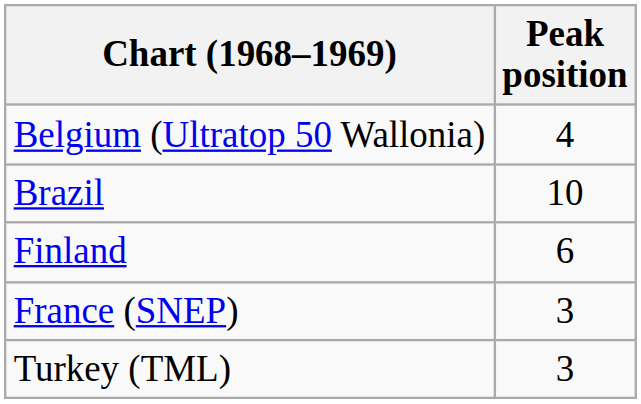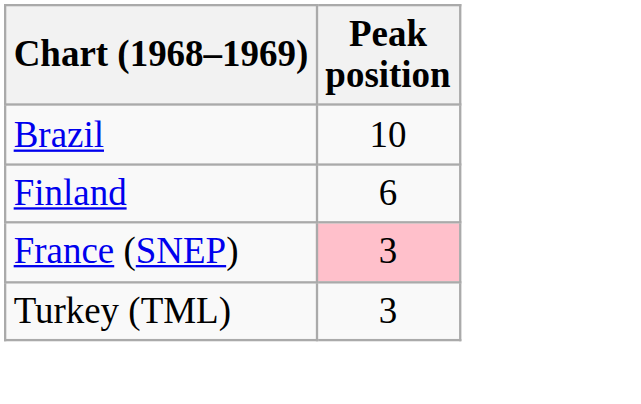- row: (249, 134)
(565, 309) no background -> (388, 251) pink background
